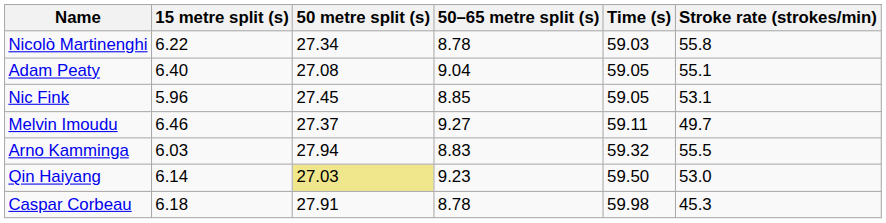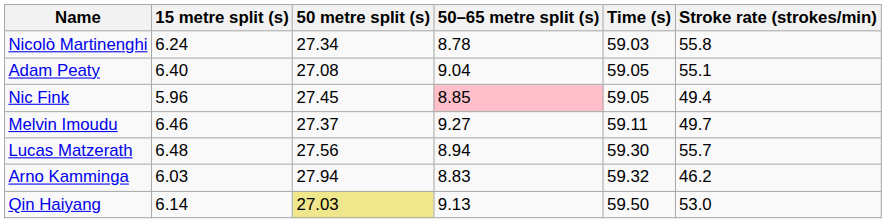(172, 44) 6.22 -> (172, 44) 6.24
(454, 97) no background -> (454, 97) pink background
(695, 97) 53.1 -> (695, 97) 49.4
+ row: (70, 151)
(695, 151) 55.5 -> (695, 177) 46.2
(454, 177) 9.23 -> (454, 204) 9.13
- row: (70, 204)
